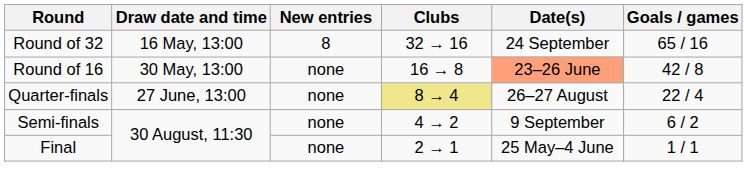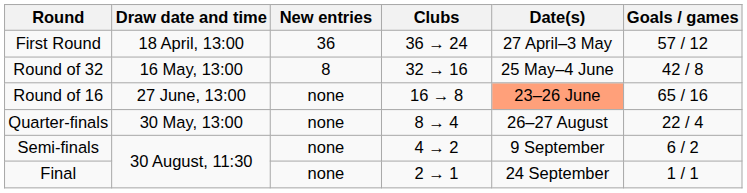+ row: (58, 43)
(557, 43) 24 September -> (557, 69) 25 May–4 June
(683, 43) 65 / 16 -> (683, 69) 42 / 8
(191, 69) 30 May, 13:00 -> (191, 95) 27 June, 13:00
(683, 69) 42 / 8 -> (683, 95) 65 / 16
(191, 95) 27 June, 13:00 -> (191, 122) 30 May, 13:00
(437, 95) khaki background -> (437, 122) no background
(557, 148) 25 May–4 June -> (557, 174) 24 September
